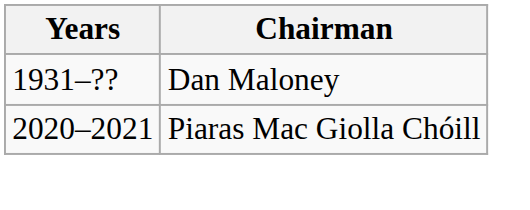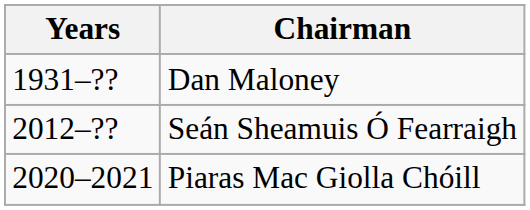+ row: (342, 128)
